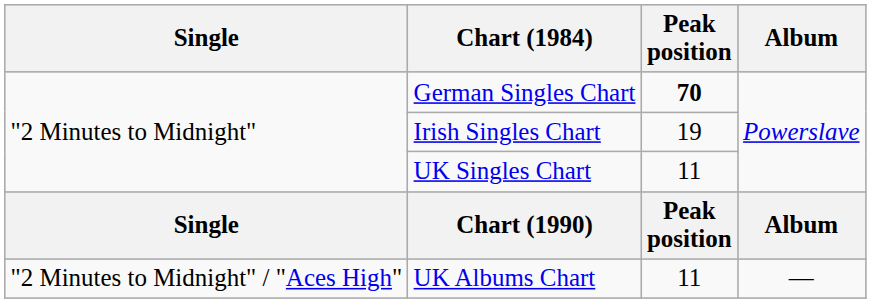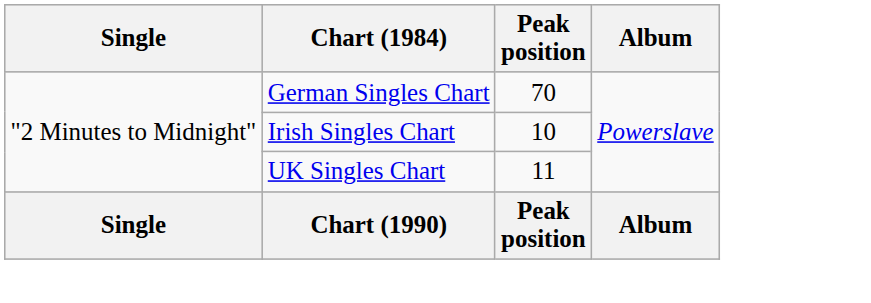(689, 91) bold -> (543, 91) normal
(689, 131) 19 -> (543, 131) 10
- row: (504, 278)
